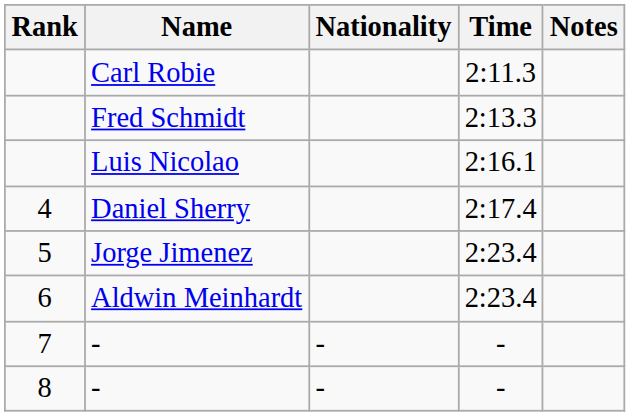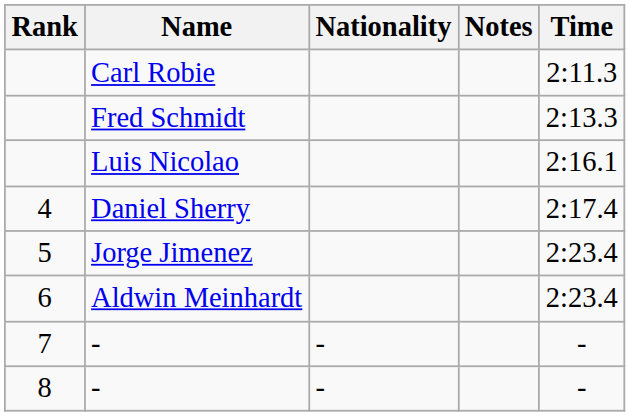columns swapped: (501, 27) <-> (584, 27)
